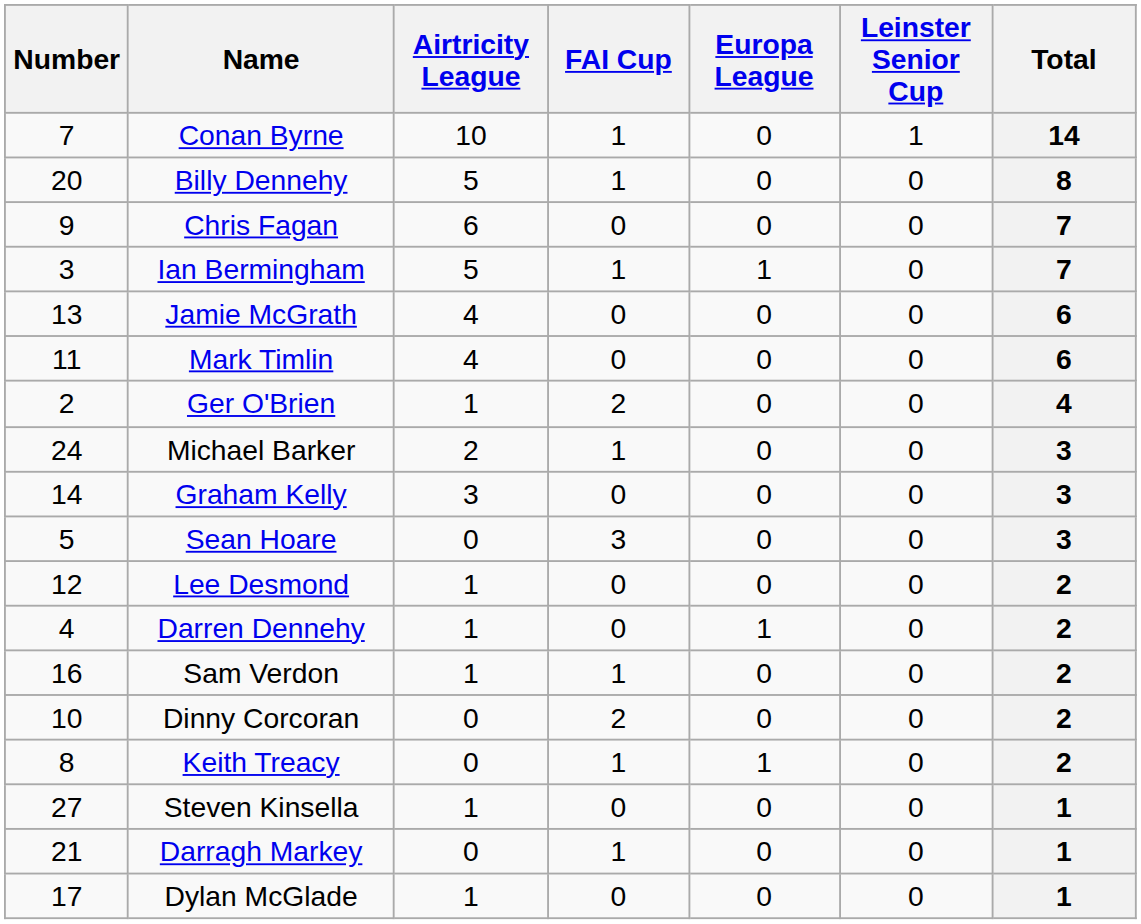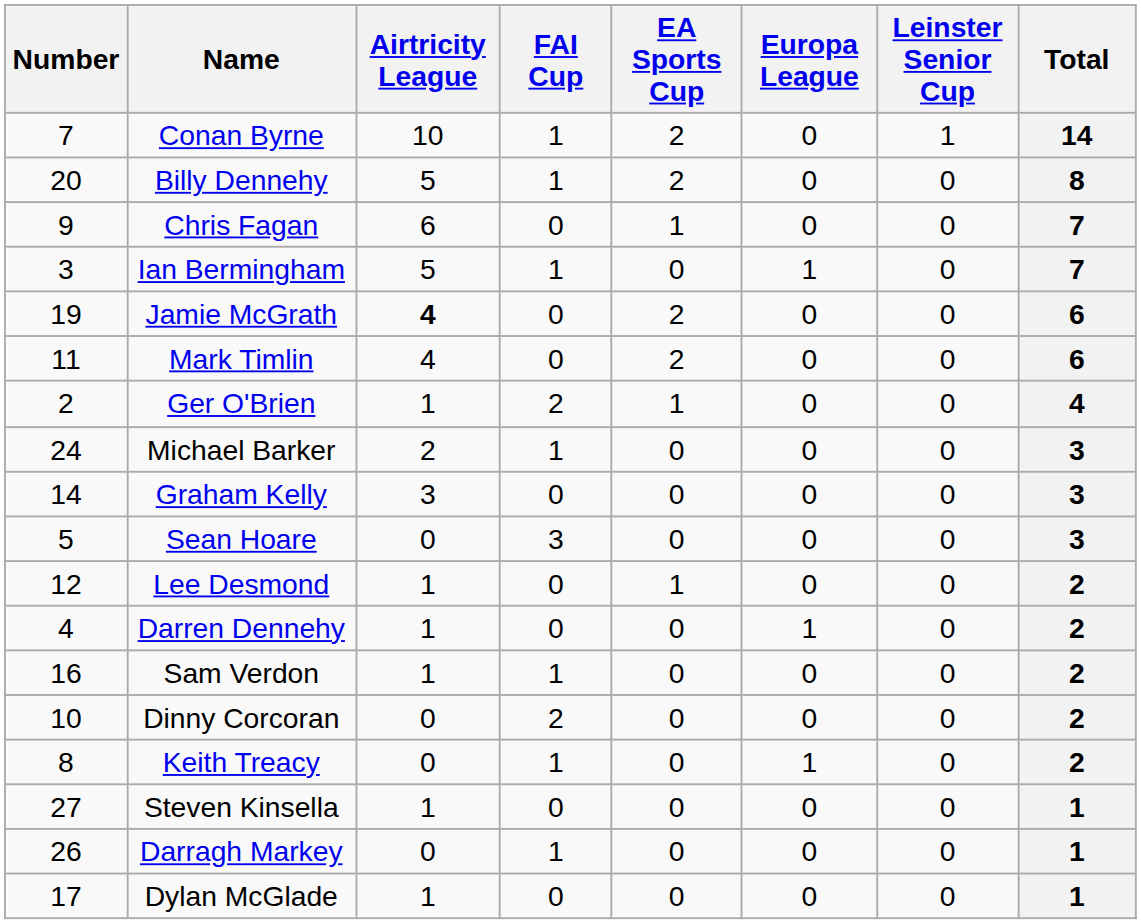+ column: (677, 59)
(67, 315) 13 -> (66, 315) 19
(471, 315) normal -> (428, 315) bold
(67, 852) 21 -> (66, 852) 26
